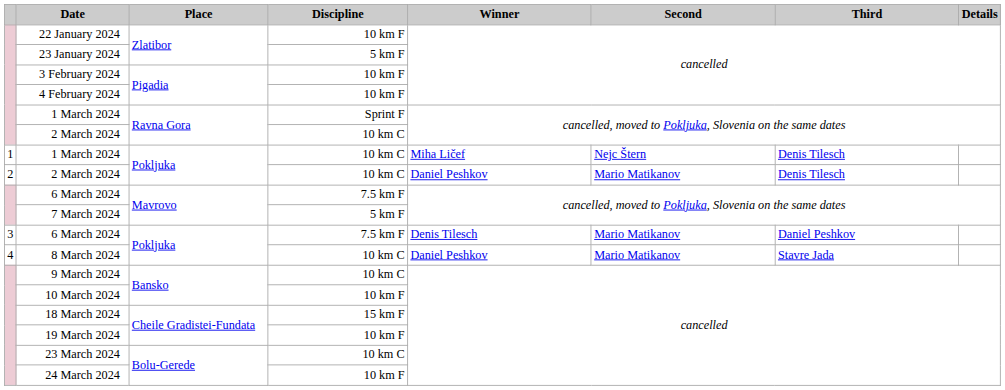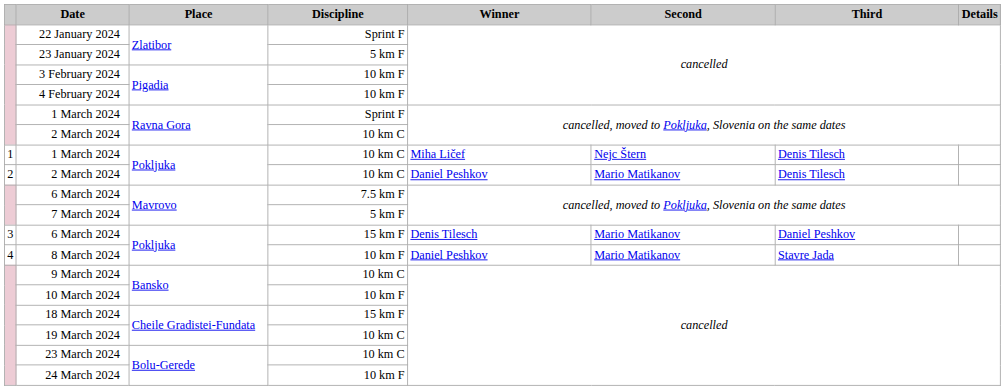(384, 34) 10 km F -> (385, 34) Sprint F
(383, 234) 7.5 km F -> (384, 234) 15 km F
(384, 254) 10 km C -> (384, 254) 10 km F
(384, 334) 10 km F -> (384, 334) 10 km C
